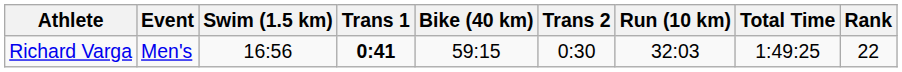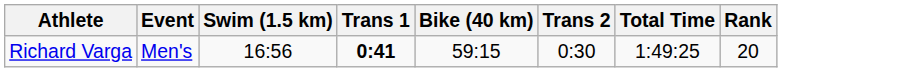- column: (675, 20)
(868, 51) 22 -> (748, 51) 20
